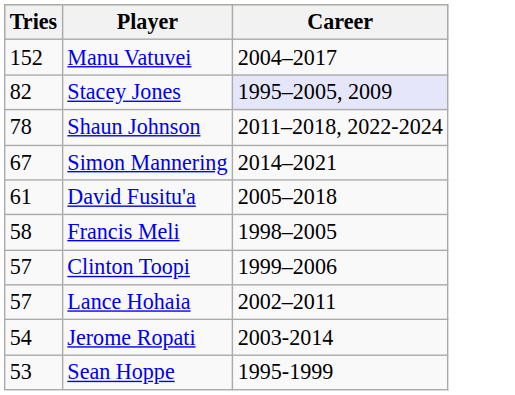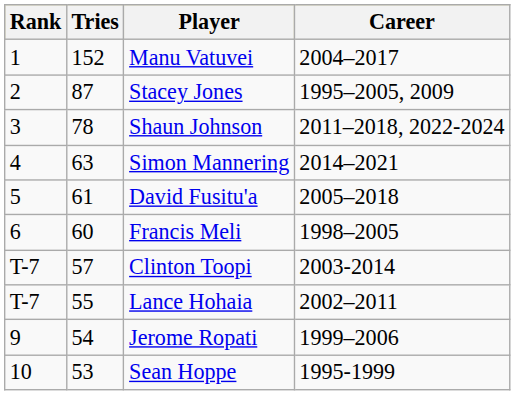+ column: (36, 22)
(21, 92) 82 -> (83, 92) 87
(315, 92) lavender background -> (377, 92) no background
(21, 162) 67 -> (83, 162) 63
(21, 232) 58 -> (83, 232) 60
(287, 267) 1999–2006 -> (347, 267) 2003-2014
(21, 302) 57 -> (83, 302) 55
(285, 337) 2003-2014 -> (349, 337) 1999–2006
